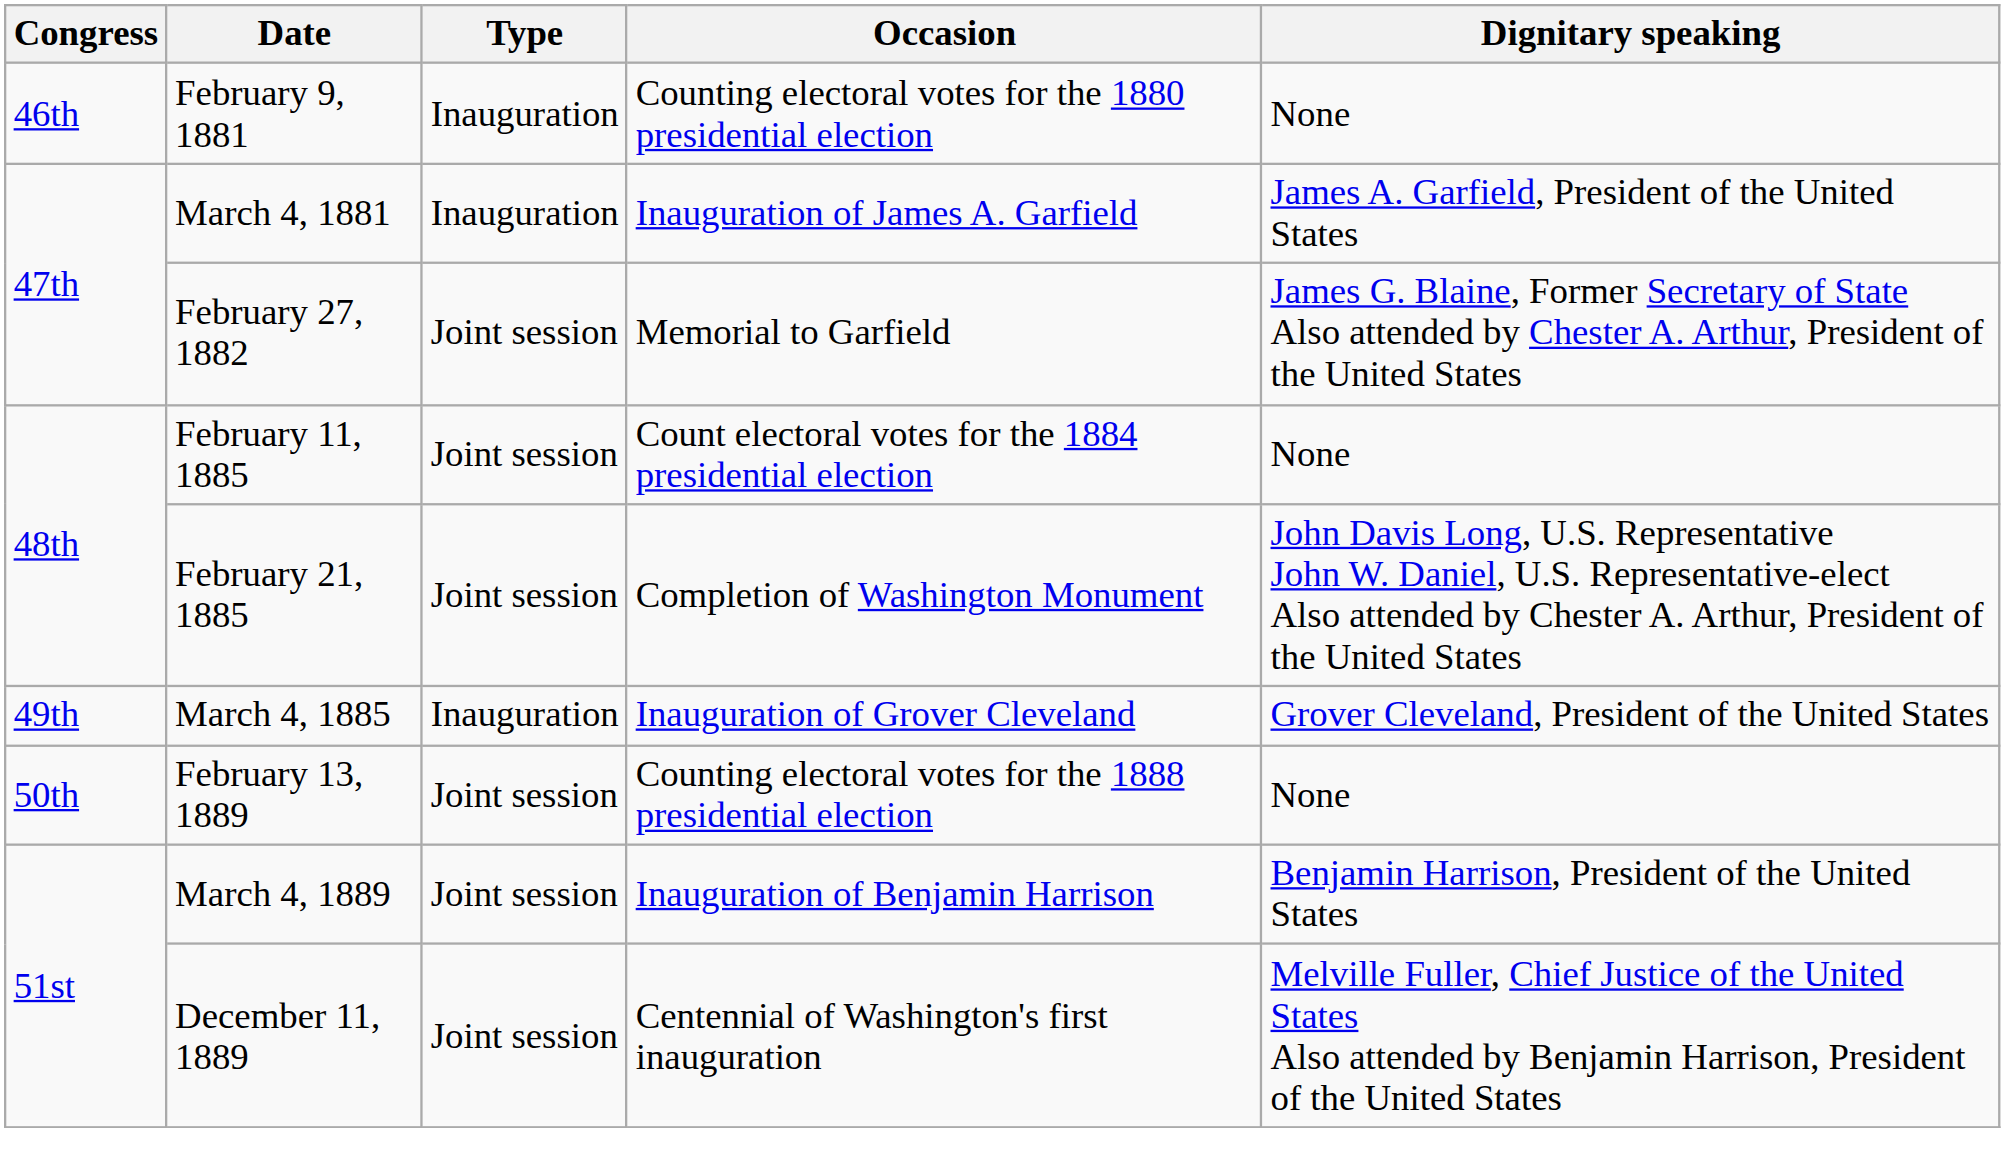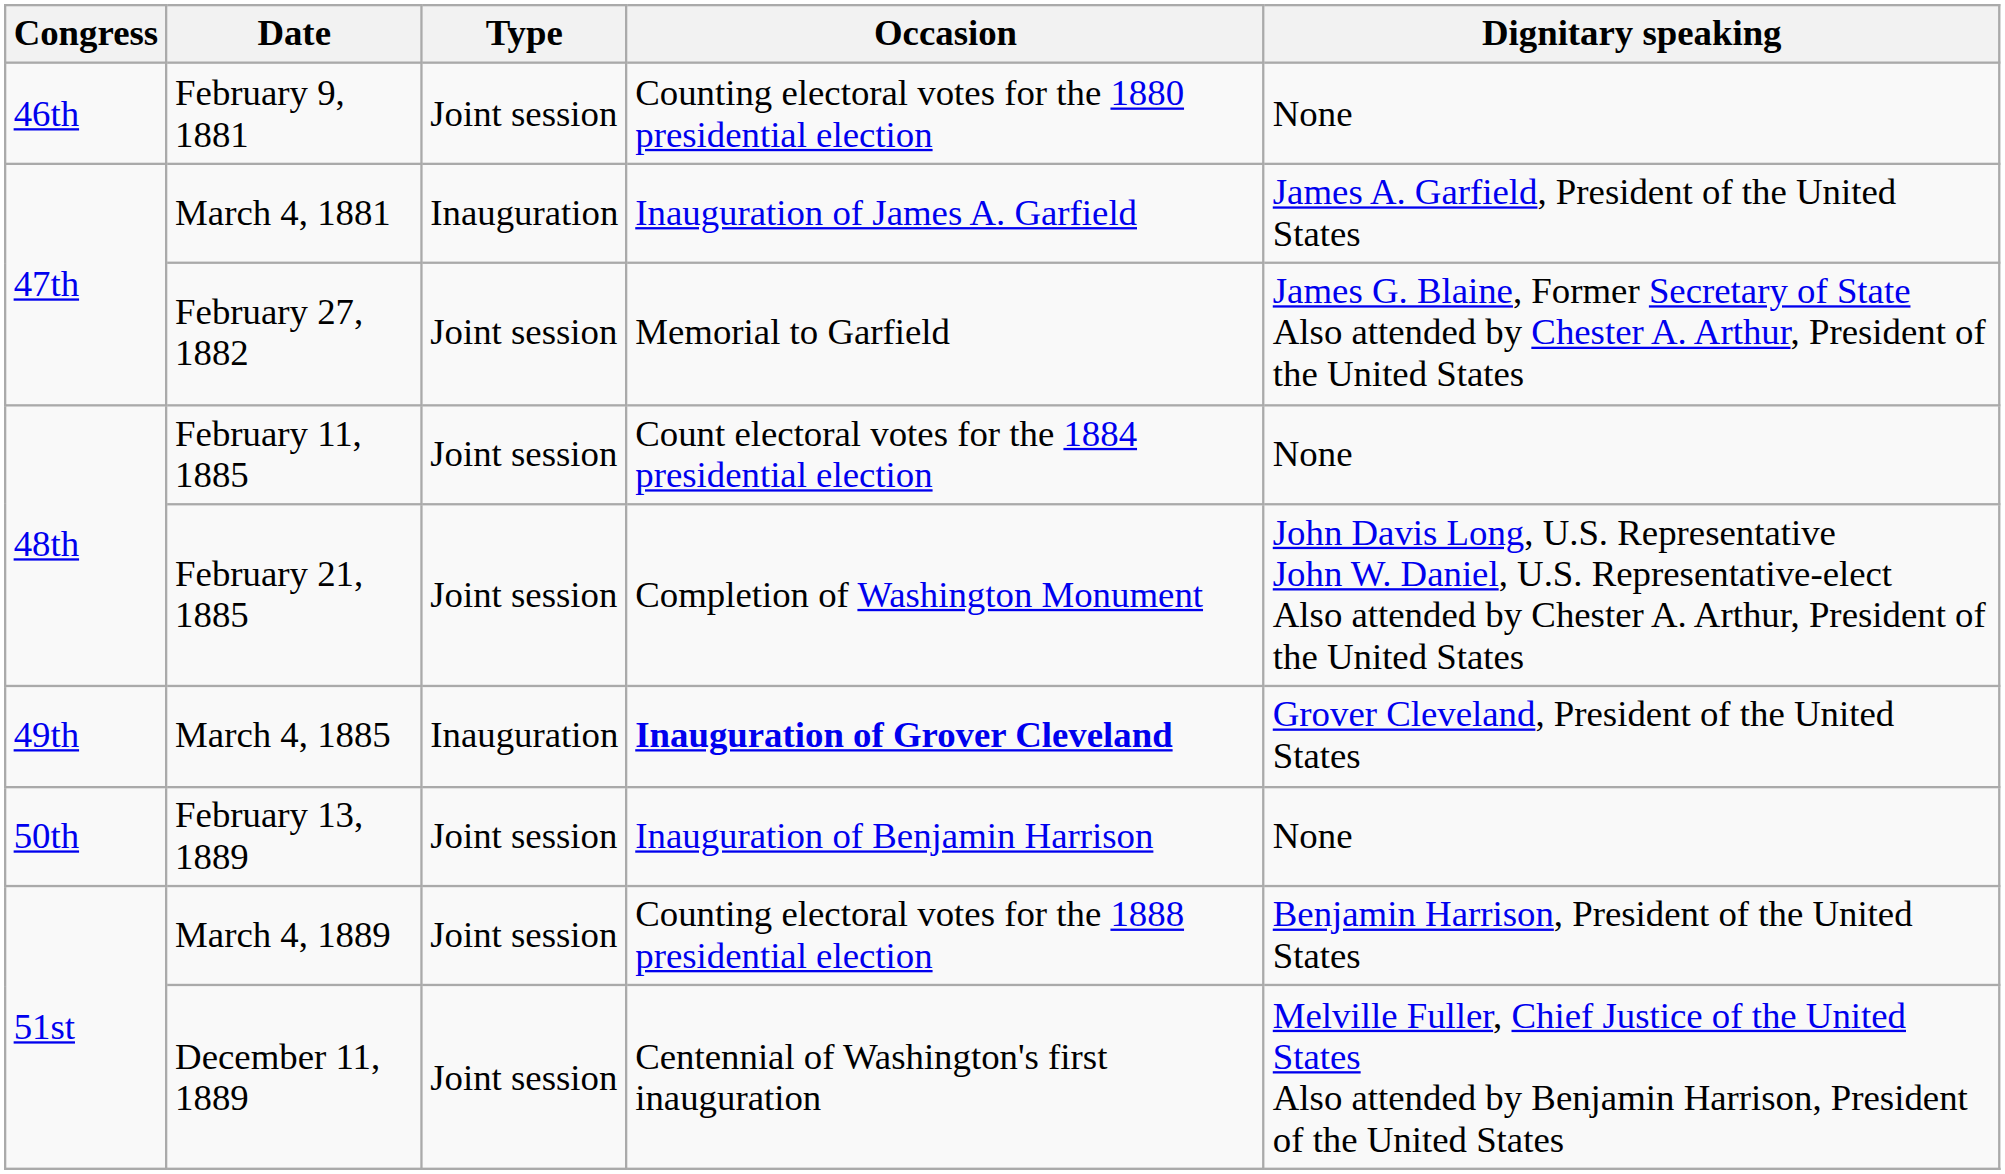(525, 112) Inauguration -> (524, 112) Joint session
(886, 715) normal -> (904, 735) bold
(910, 794) Counting electoral votes for the 1888 presidential election -> (894, 835) Inauguration of Benjamin Harrison
(895, 893) Inauguration of Benjamin Harrison -> (910, 935) Counting electoral votes for the 1888 presidential election
